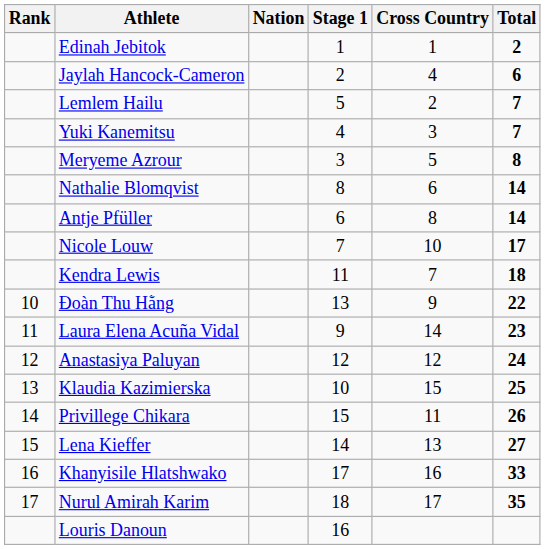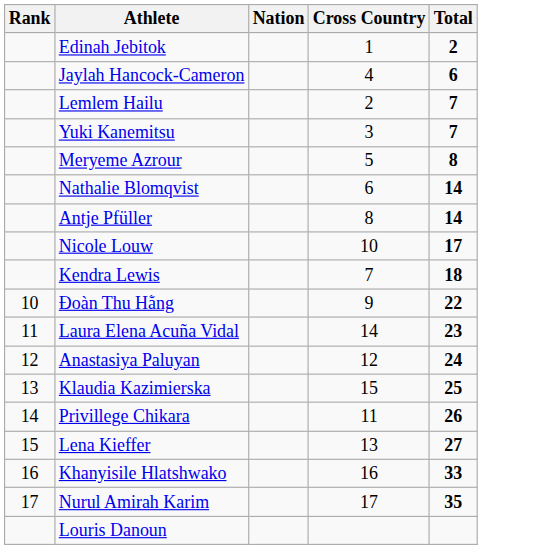- column: (340, 18)
